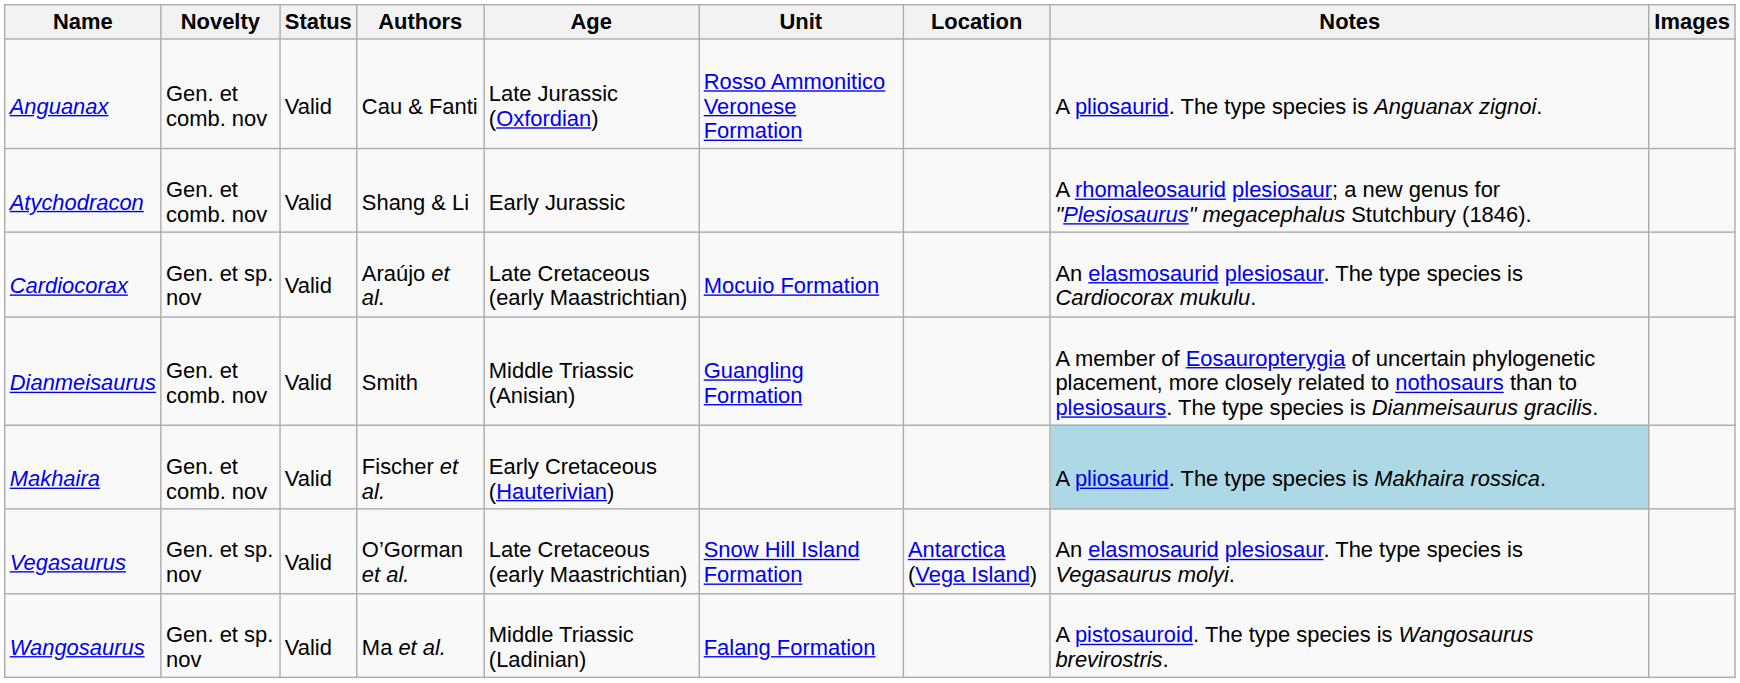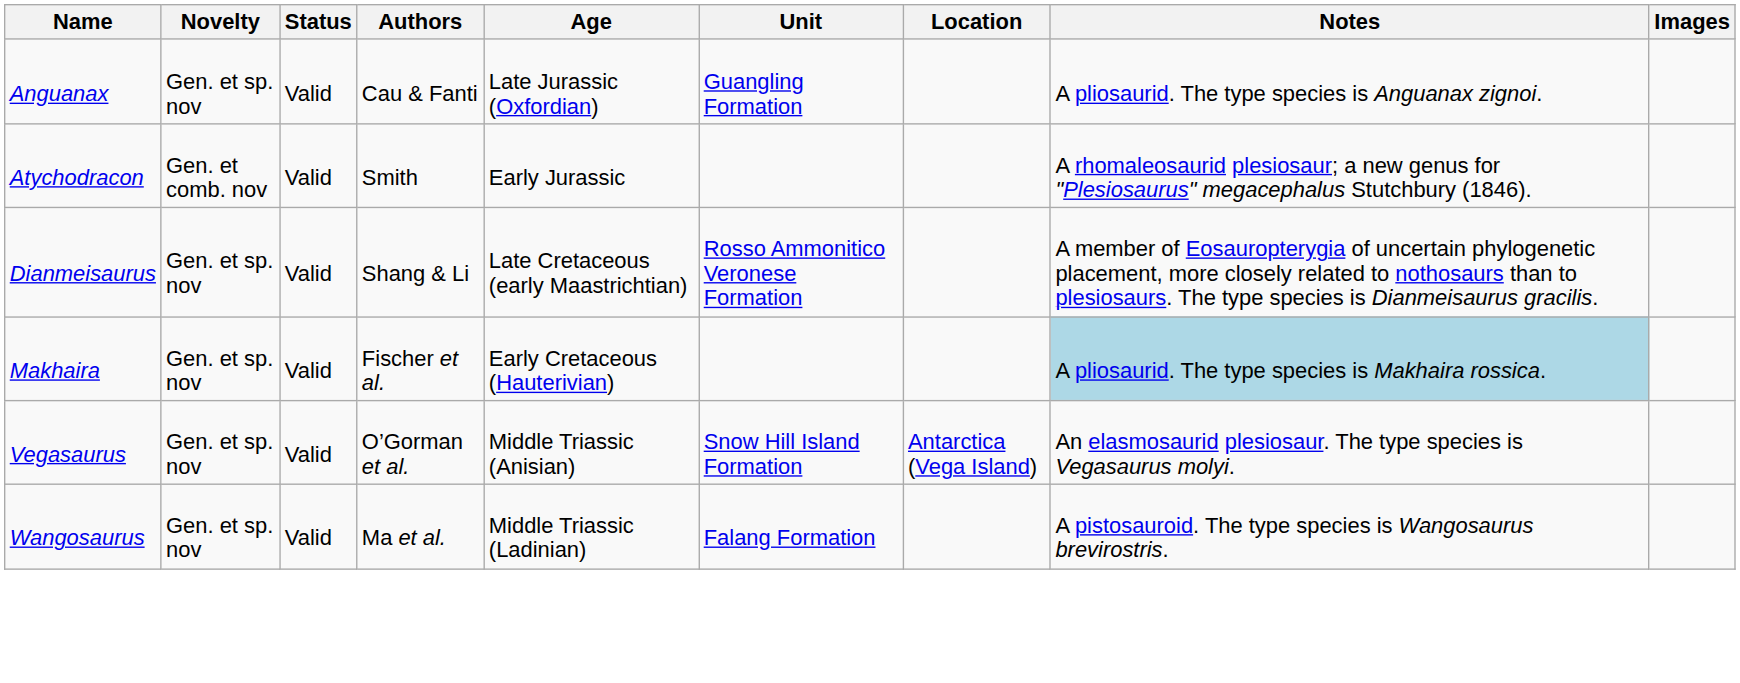(217, 105) Gen. et comb. nov -> (220, 93) Gen. et sp. nov
(794, 105) Rosso Ammonitico Veronese Formation -> (754, 93) Guangling Formation
(415, 202) Shang & Li -> (390, 177) Smith
- row: (69, 286)
(217, 382) Gen. et comb. nov -> (220, 274) Gen. et sp. nov
(390, 382) Smith -> (415, 274) Shang & Li
(561, 382) Middle Triassic (Anisian) -> (588, 274) Late Cretaceous (early Maastrichtian)
(754, 382) Guangling Formation -> (794, 274) Rosso Ammonitico Veronese Formation
(217, 479) Gen. et comb. nov -> (220, 370) Gen. et sp. nov
(588, 563) Late Cretaceous (early Maastrichtian) -> (561, 454) Middle Triassic (Anisian)
